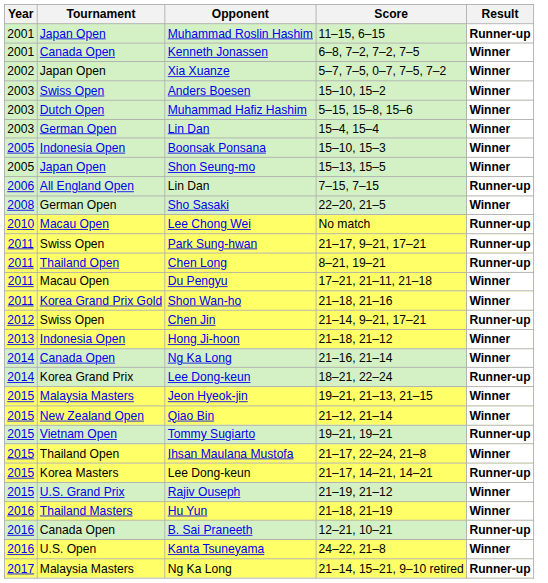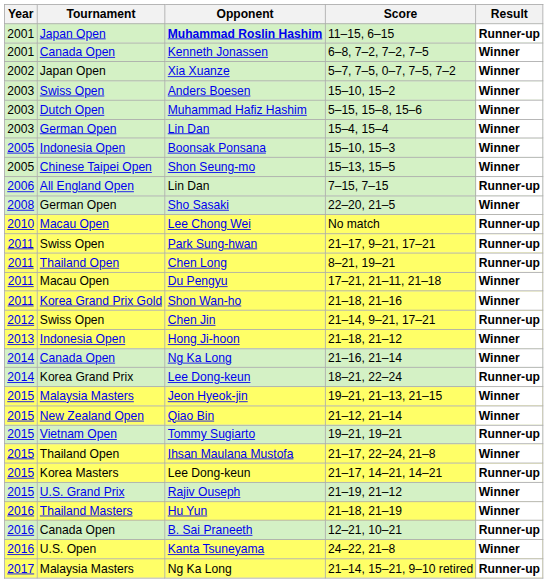(240, 33) normal -> (245, 33) bold
(73, 167) Japan Open -> (96, 167) Chinese Taipei Open
